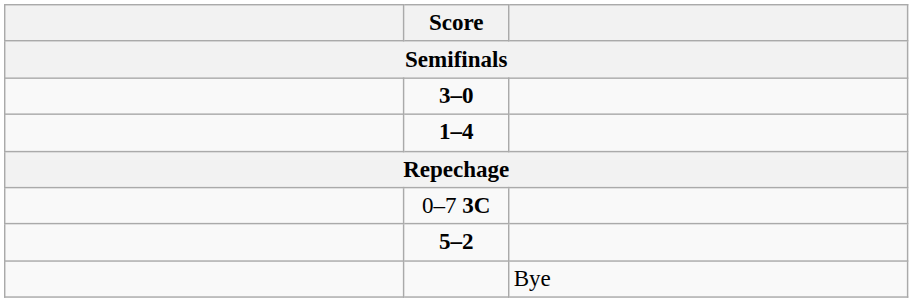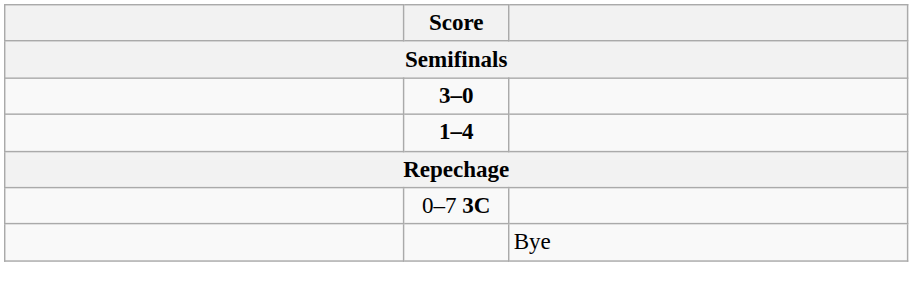- row: (456, 242)
